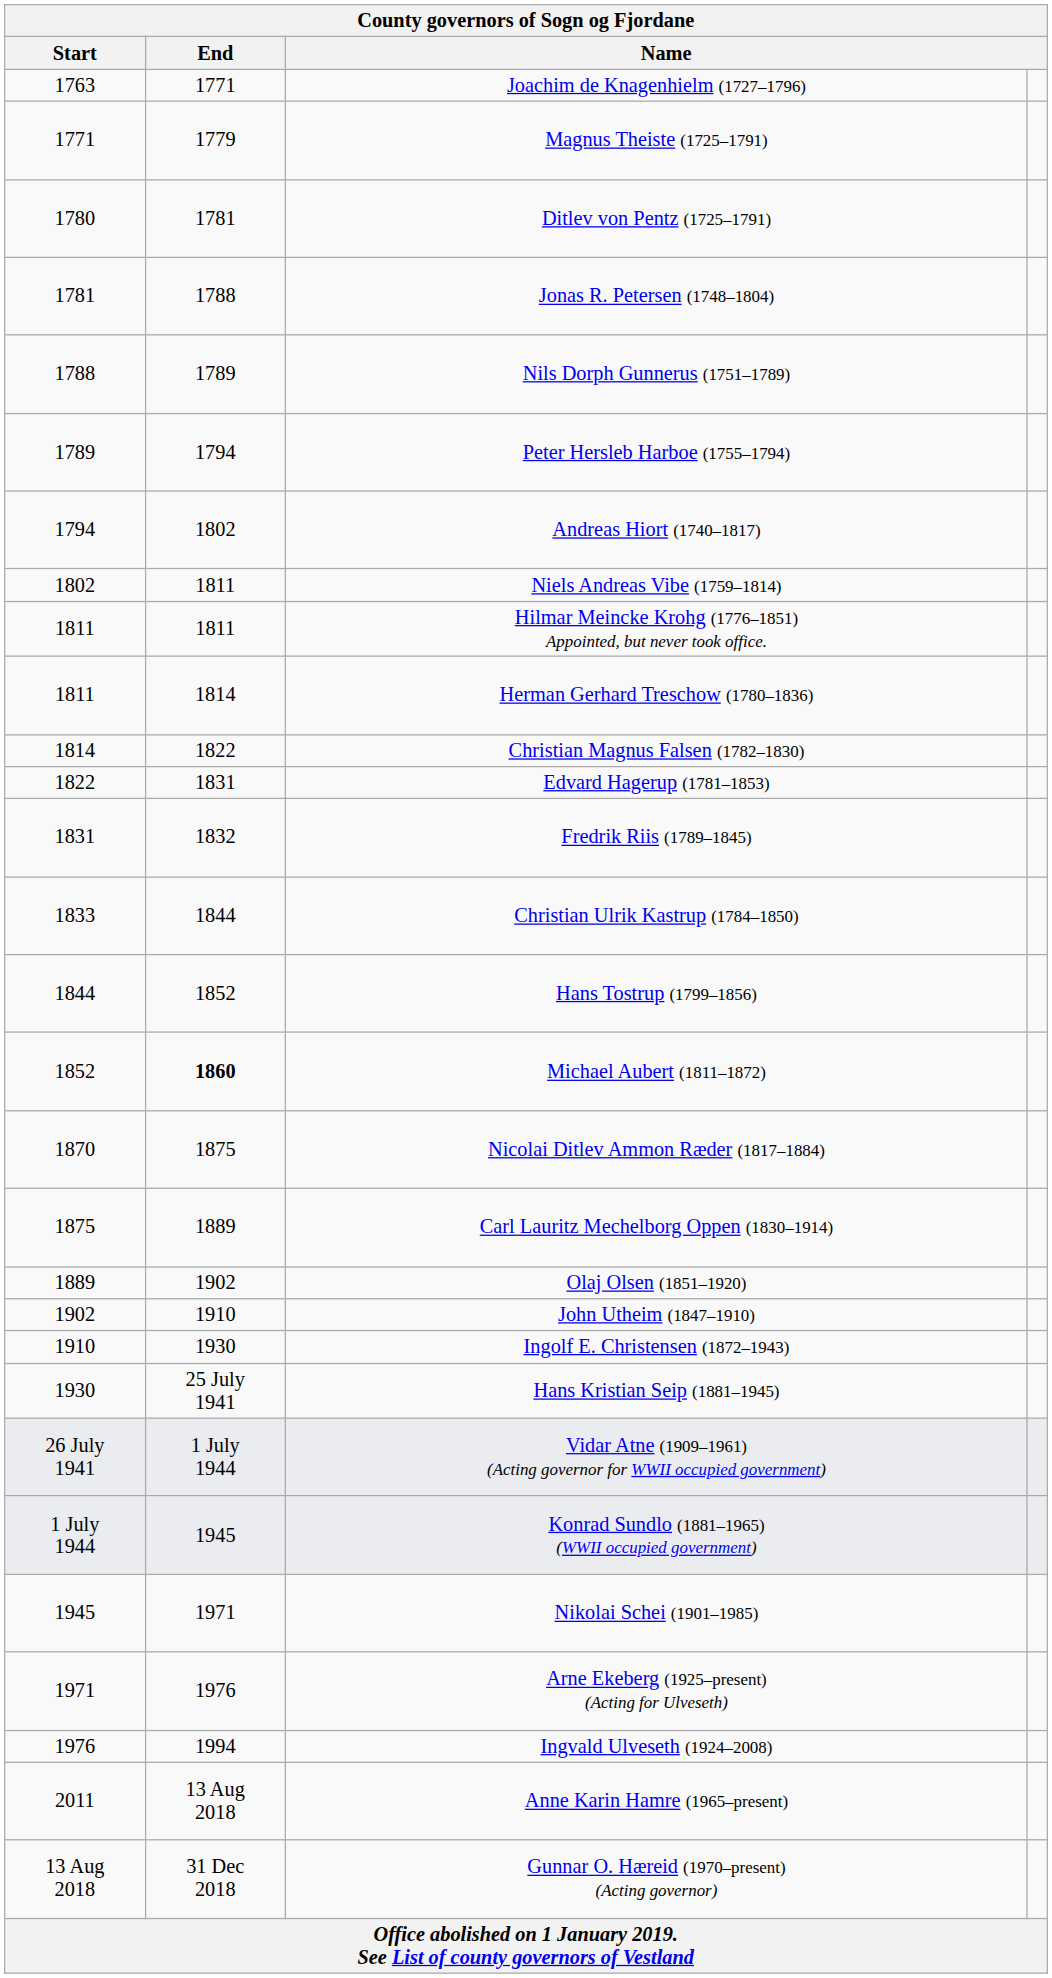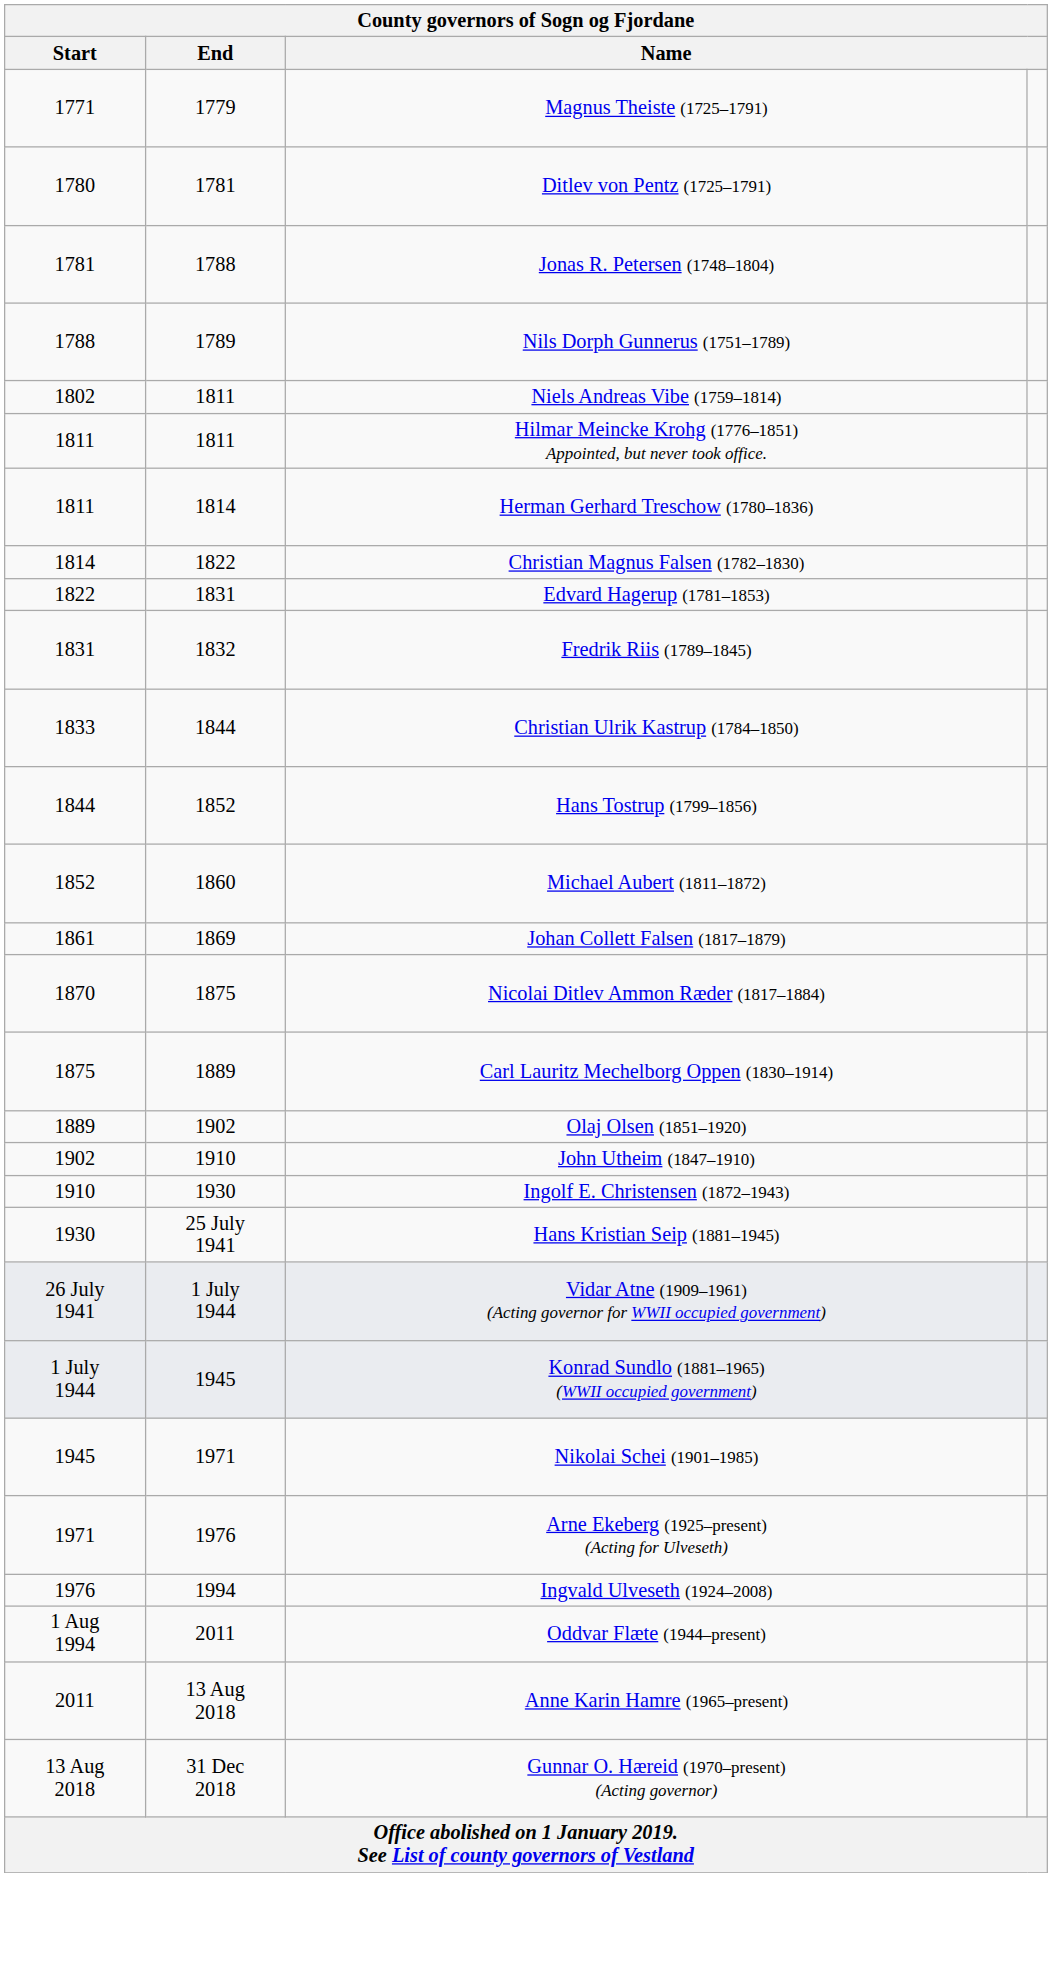- row: (656, 85)
- row: (656, 451)
- row: (656, 529)
(215, 1071) bold -> (215, 883) normal
+ row: (656, 938)
+ row: (656, 1633)
